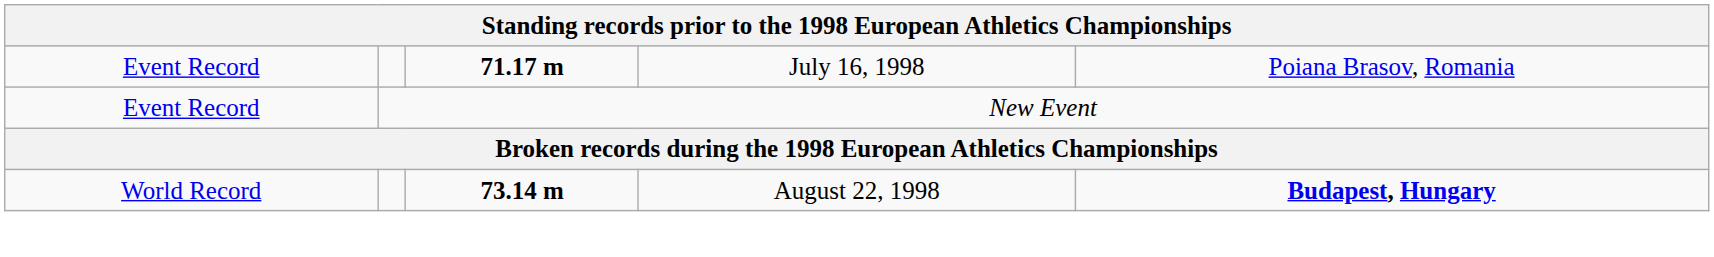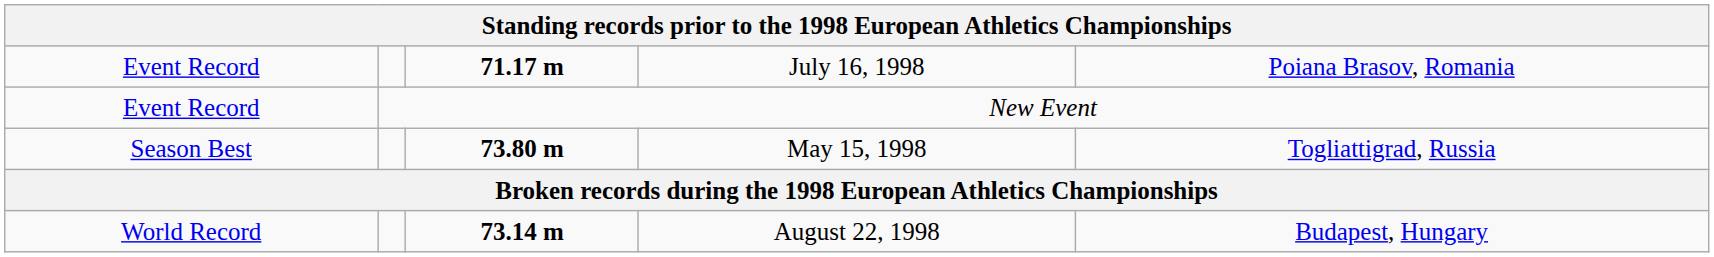+ row: (857, 148)
(1392, 189) bold -> (1392, 230) normal
